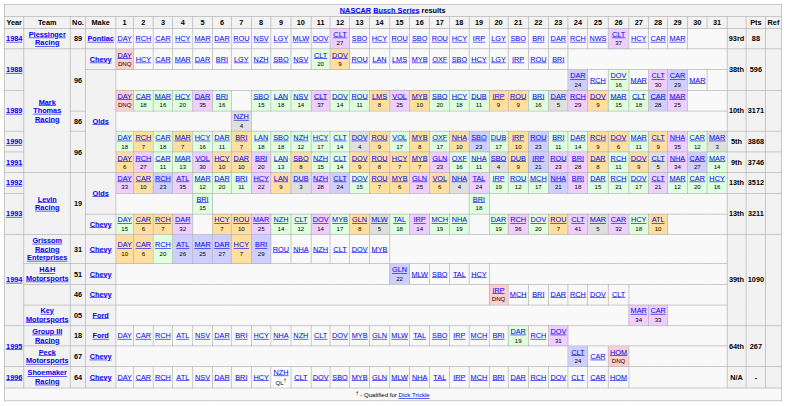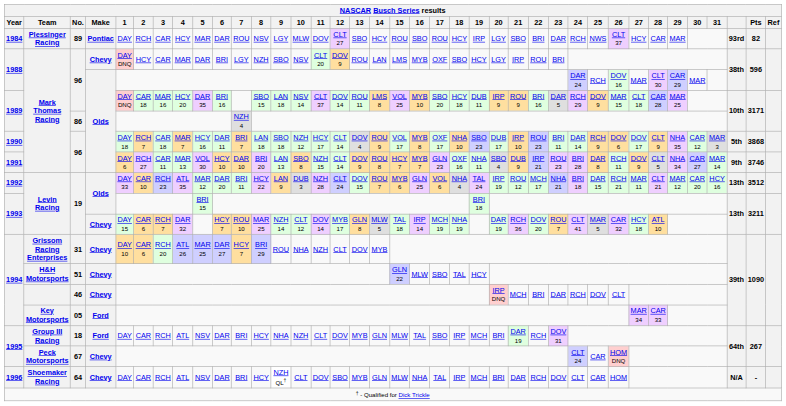(756, 39) 88 -> (756, 39) 82
(639, 141) MAR 11 -> (639, 141) DOV 17
(639, 183) DOV 17 -> (639, 183) MAR 11
